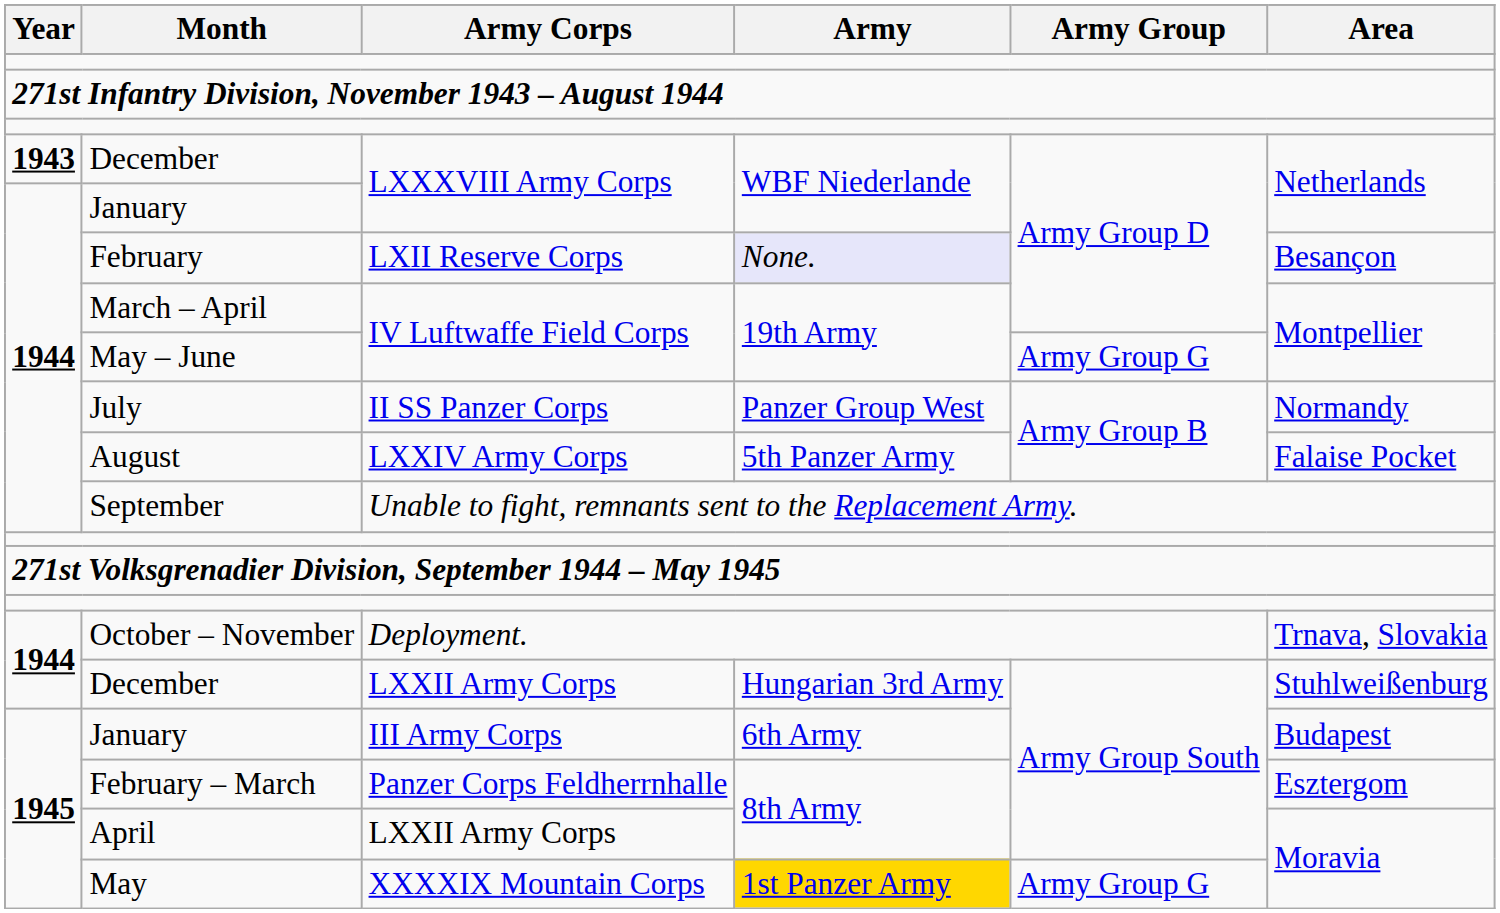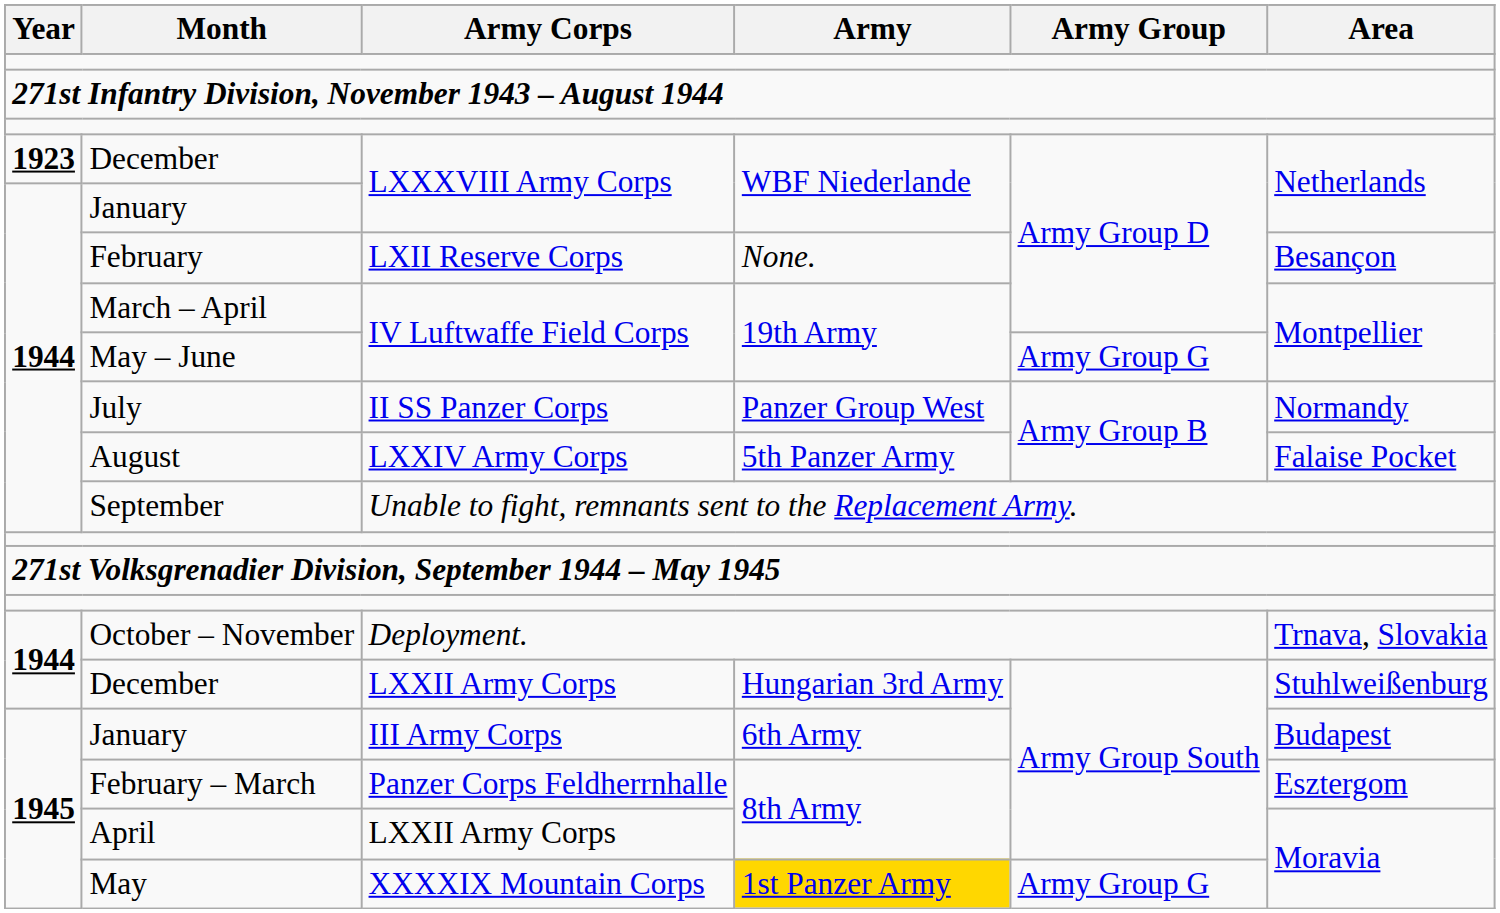(44, 157) 1943 -> (44, 157) 1923
(779, 257) lavender background -> (779, 257) no background
